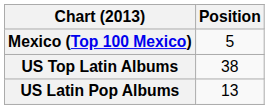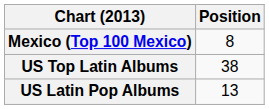(230, 41) 5 -> (230, 41) 8
